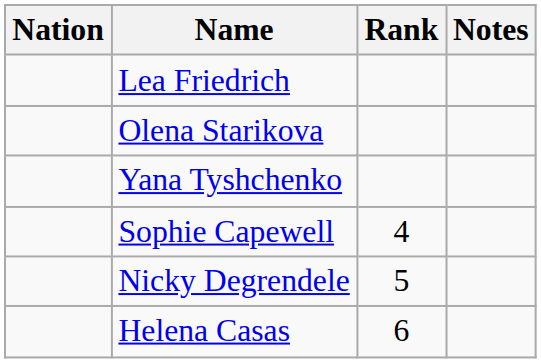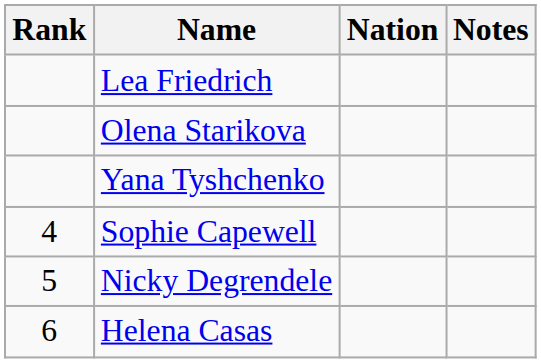columns swapped: (401, 29) <-> (58, 29)
